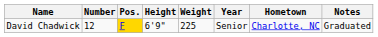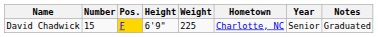columns swapped: (232, 11) <-> (286, 11)
(89, 26) 12 -> (89, 26) 15
